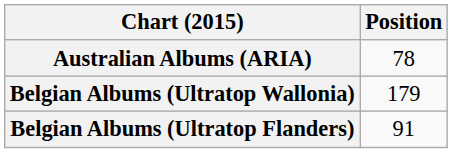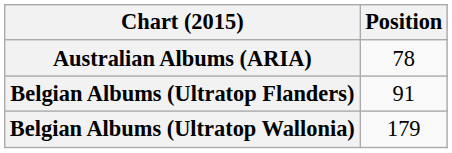rows swapped: (182, 128) <-> (182, 93)
